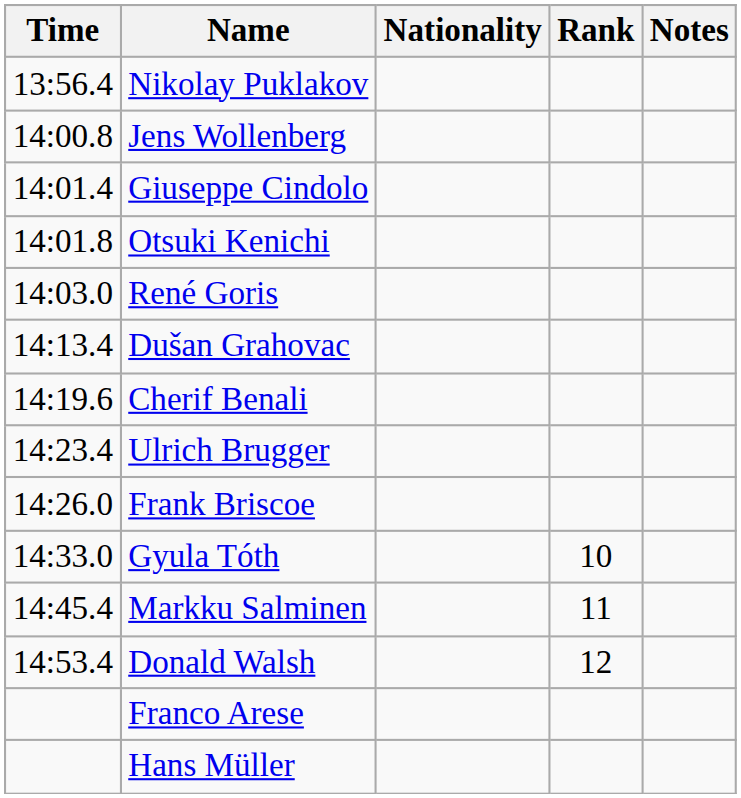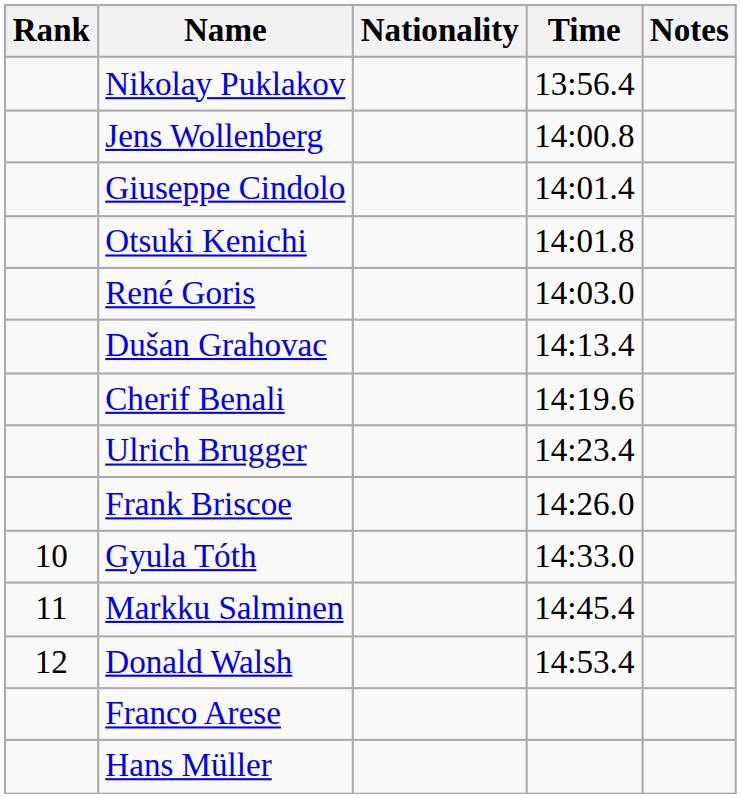columns swapped: (596, 30) <-> (63, 30)
